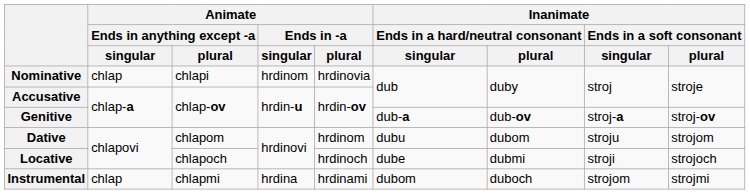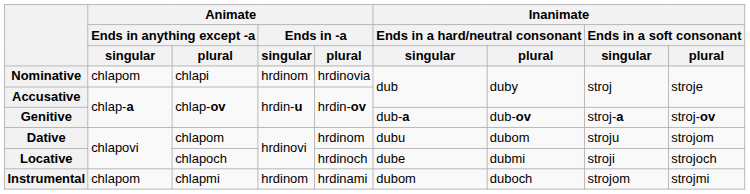(107, 76) chlap -> (116, 76) chlapom
(107, 179) chlap -> (116, 179) chlapom
(279, 179) hrdina -> (285, 179) hrdinom
